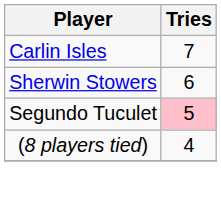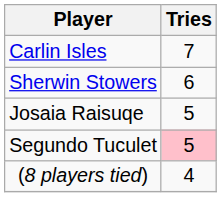+ row: (76, 113)
